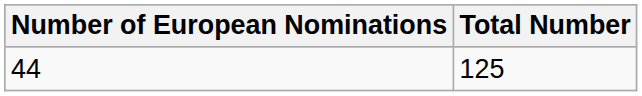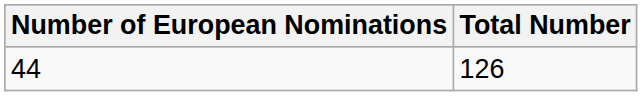(482, 68) 125 -> (482, 68) 126
